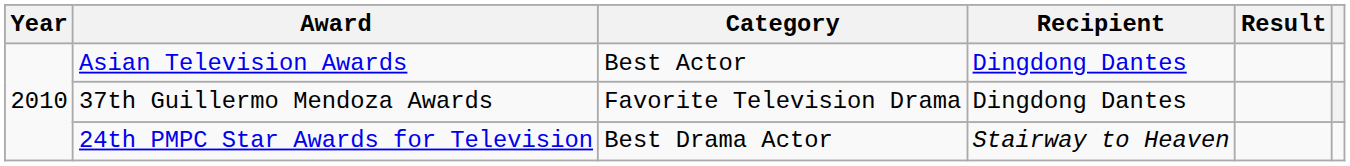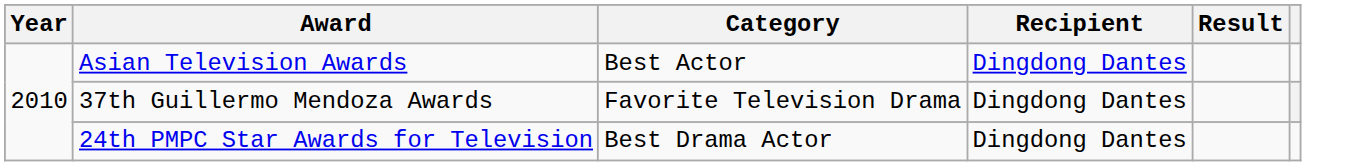(1101, 141) Stairway to Heaven -> (1080, 141) Dingdong Dantes
